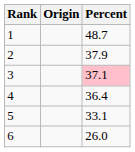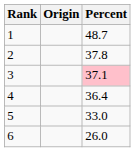(97, 55) 37.9 -> (97, 55) 37.8
(97, 116) 33.1 -> (97, 116) 33.0
